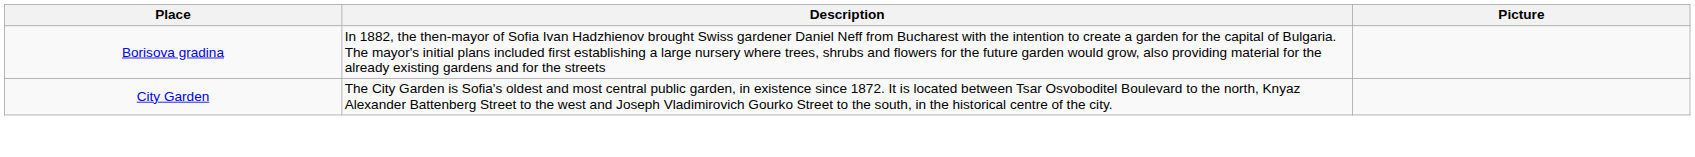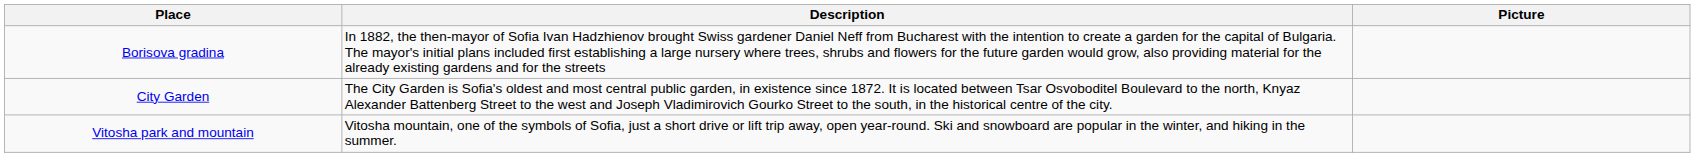+ row: (173, 133)
